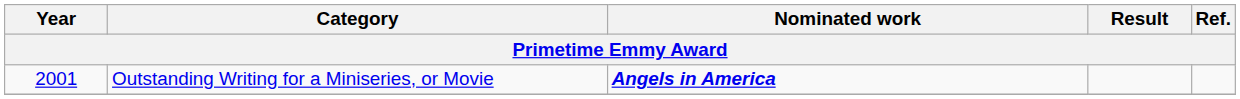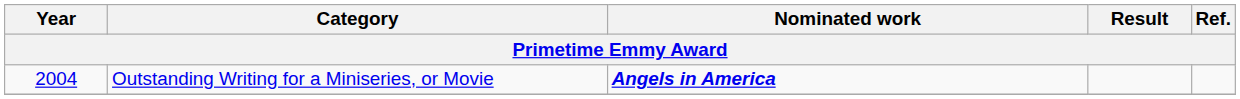(56, 79) 2001 -> (56, 79) 2004
